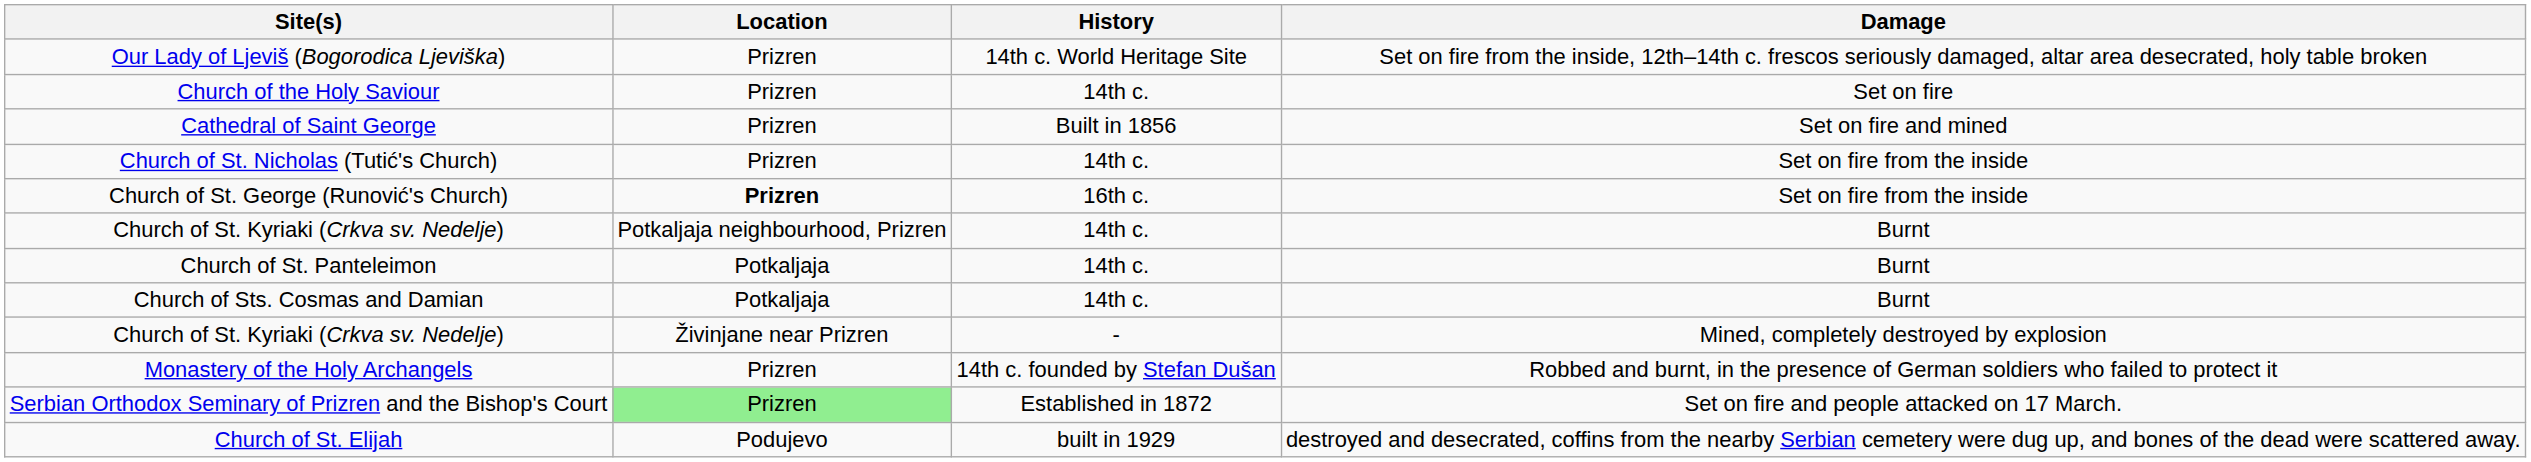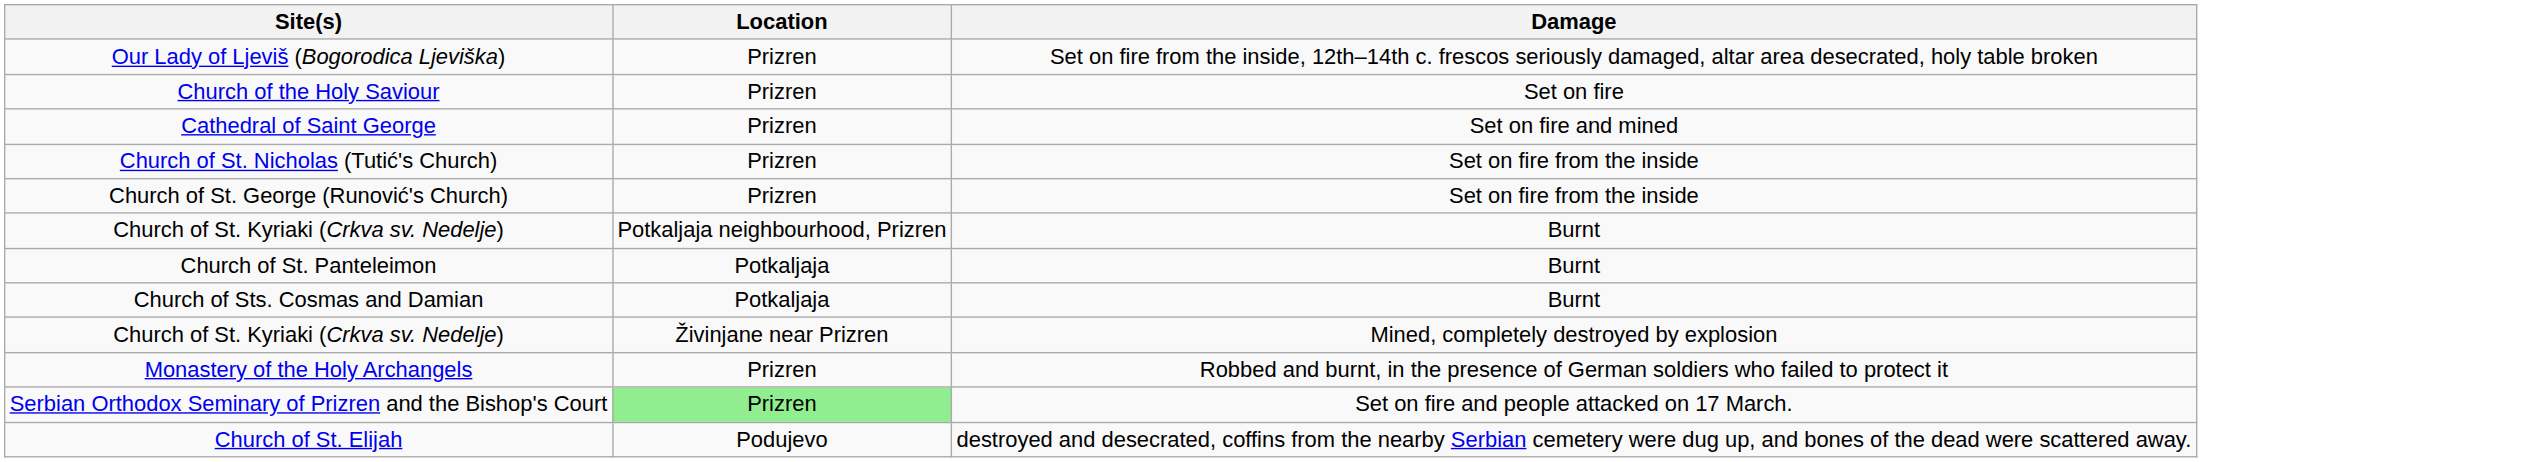- column: (1116, 21)
(782, 195) bold -> (782, 195) normal
